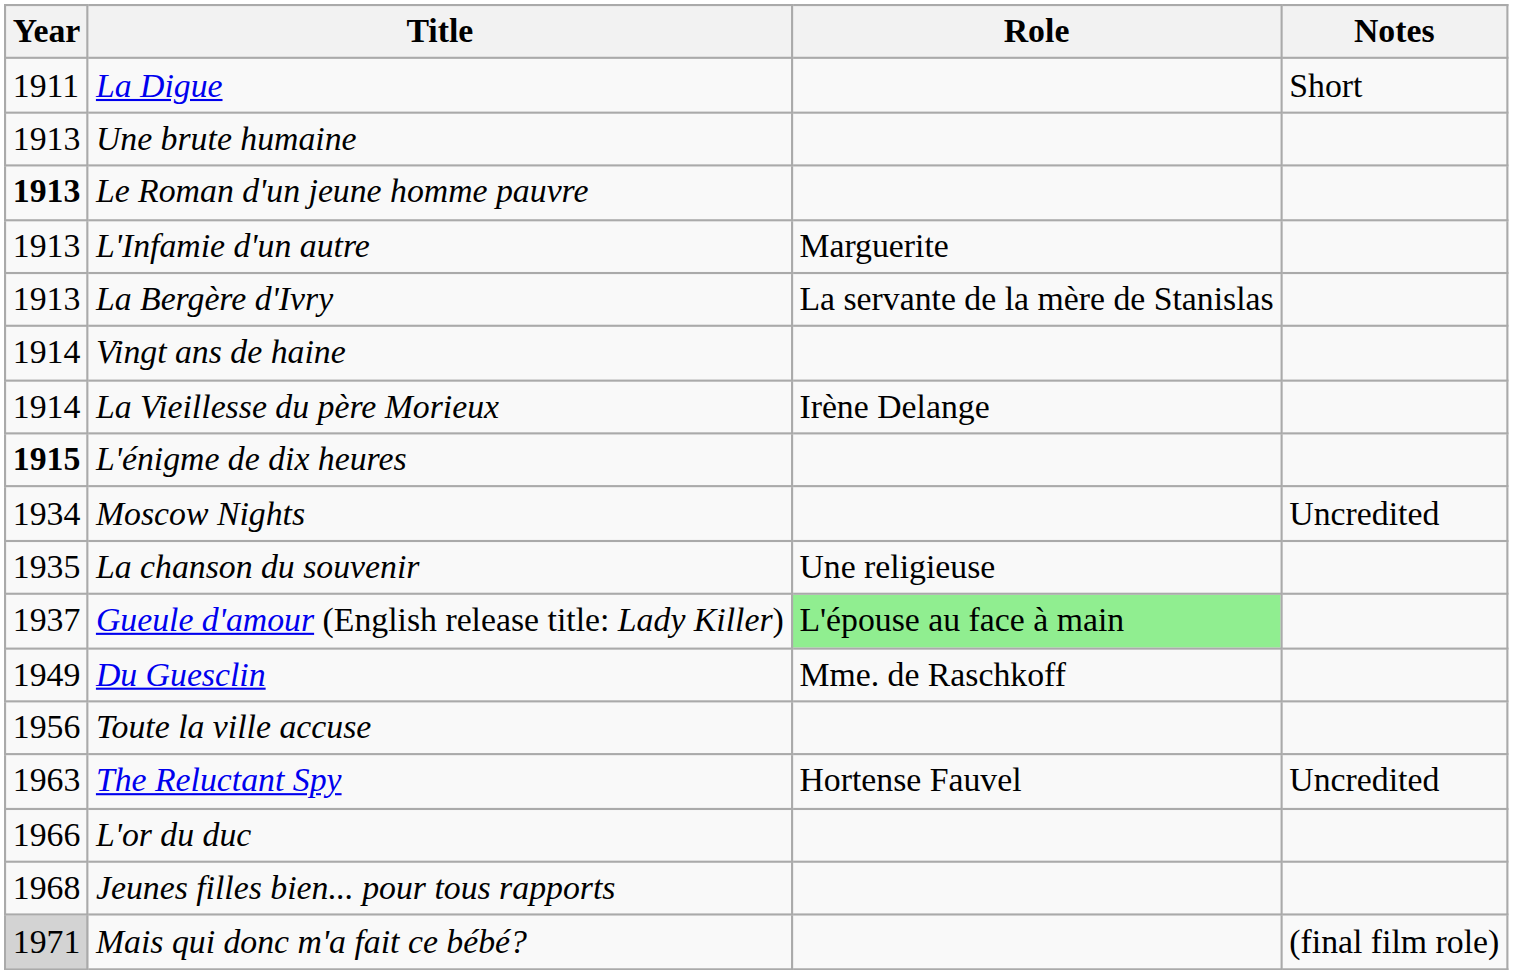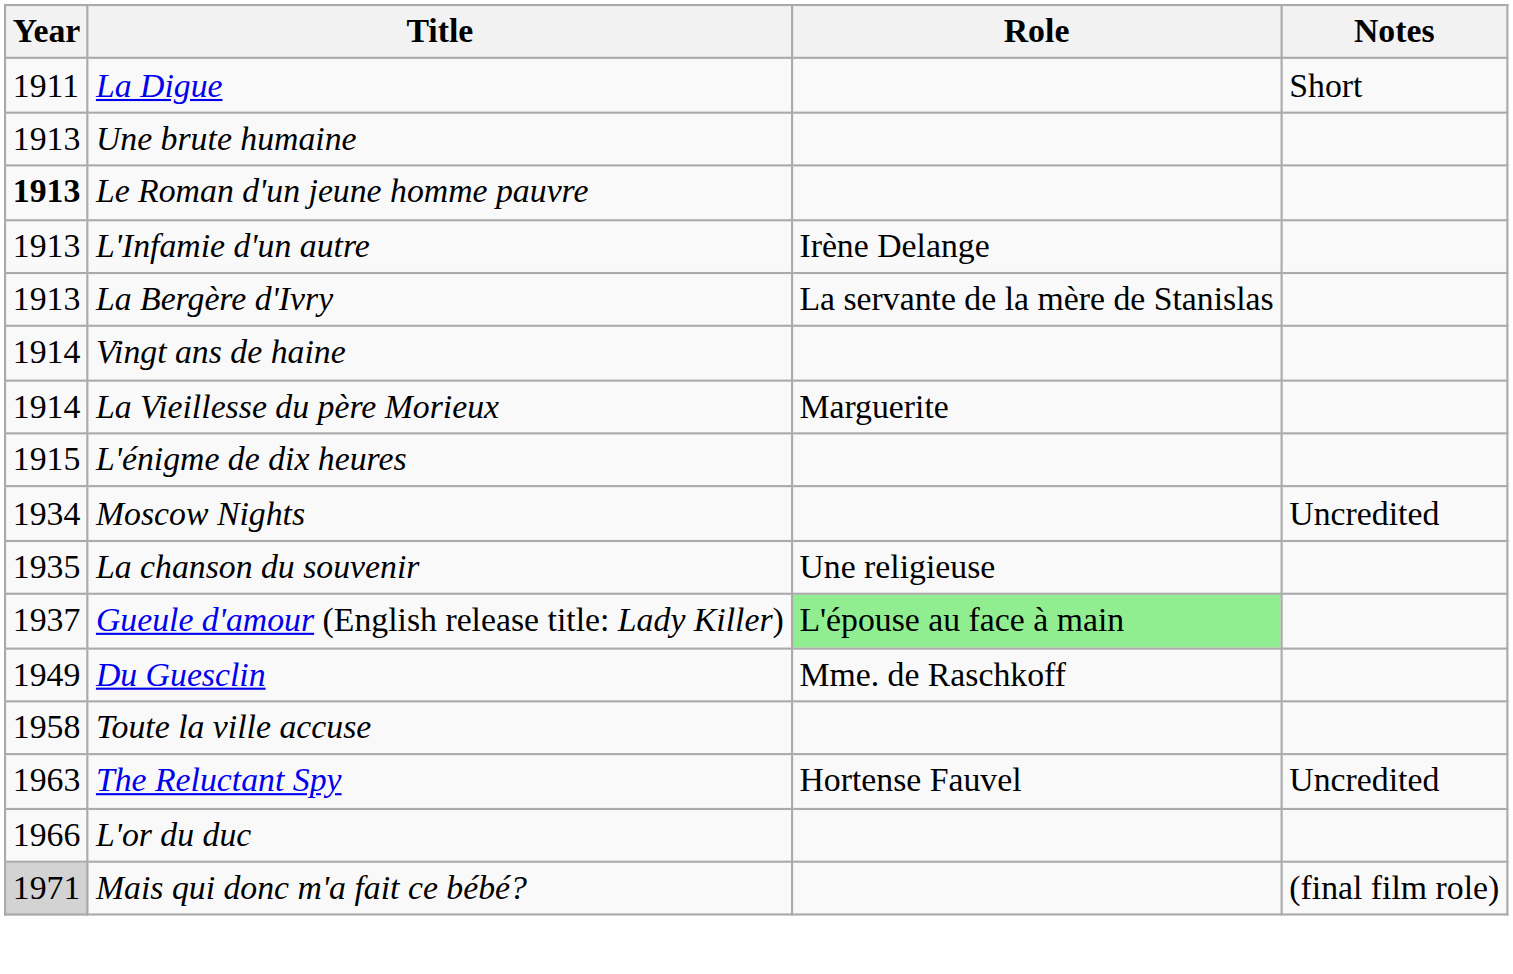(874, 245) Marguerite -> (895, 245) Irène Delange
(895, 406) Irène Delange -> (874, 406) Marguerite
(47, 459) bold -> (47, 459) normal
(47, 727) 1956 -> (47, 727) 1958
- row: (356, 887)
